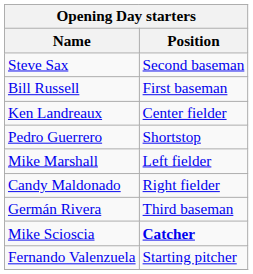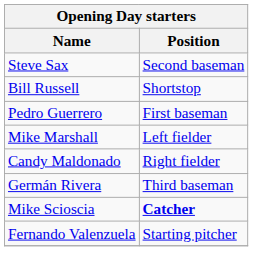(185, 88) First baseman -> (172, 88) Shortstop
- row: (55, 112)
(172, 137) Shortstop -> (185, 112) First baseman
